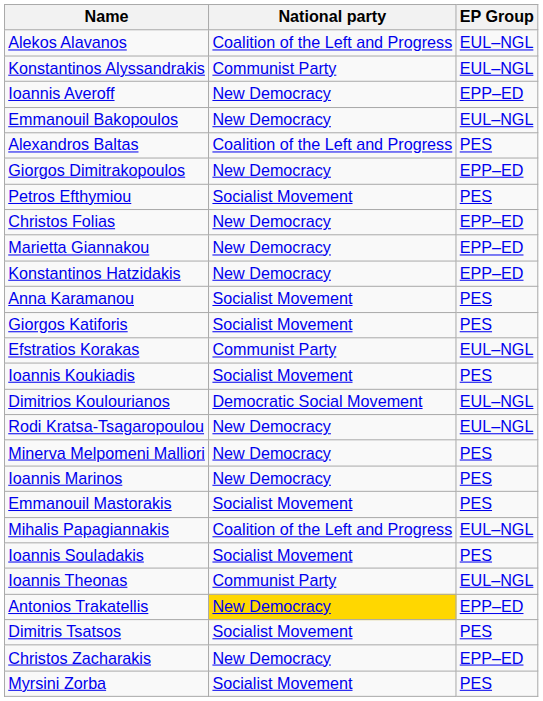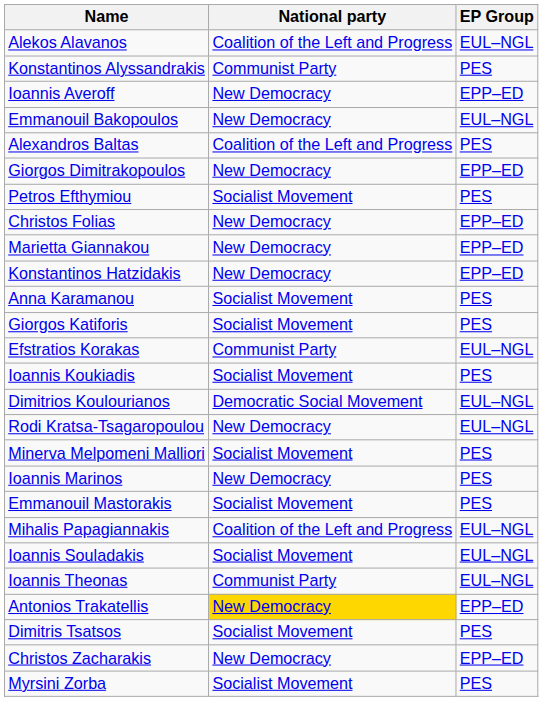(497, 68) EUL–NGL -> (476, 68) PES
(272, 453) New Democracy -> (282, 453) Socialist Movement
(476, 555) PES -> (497, 555) EUL–NGL
